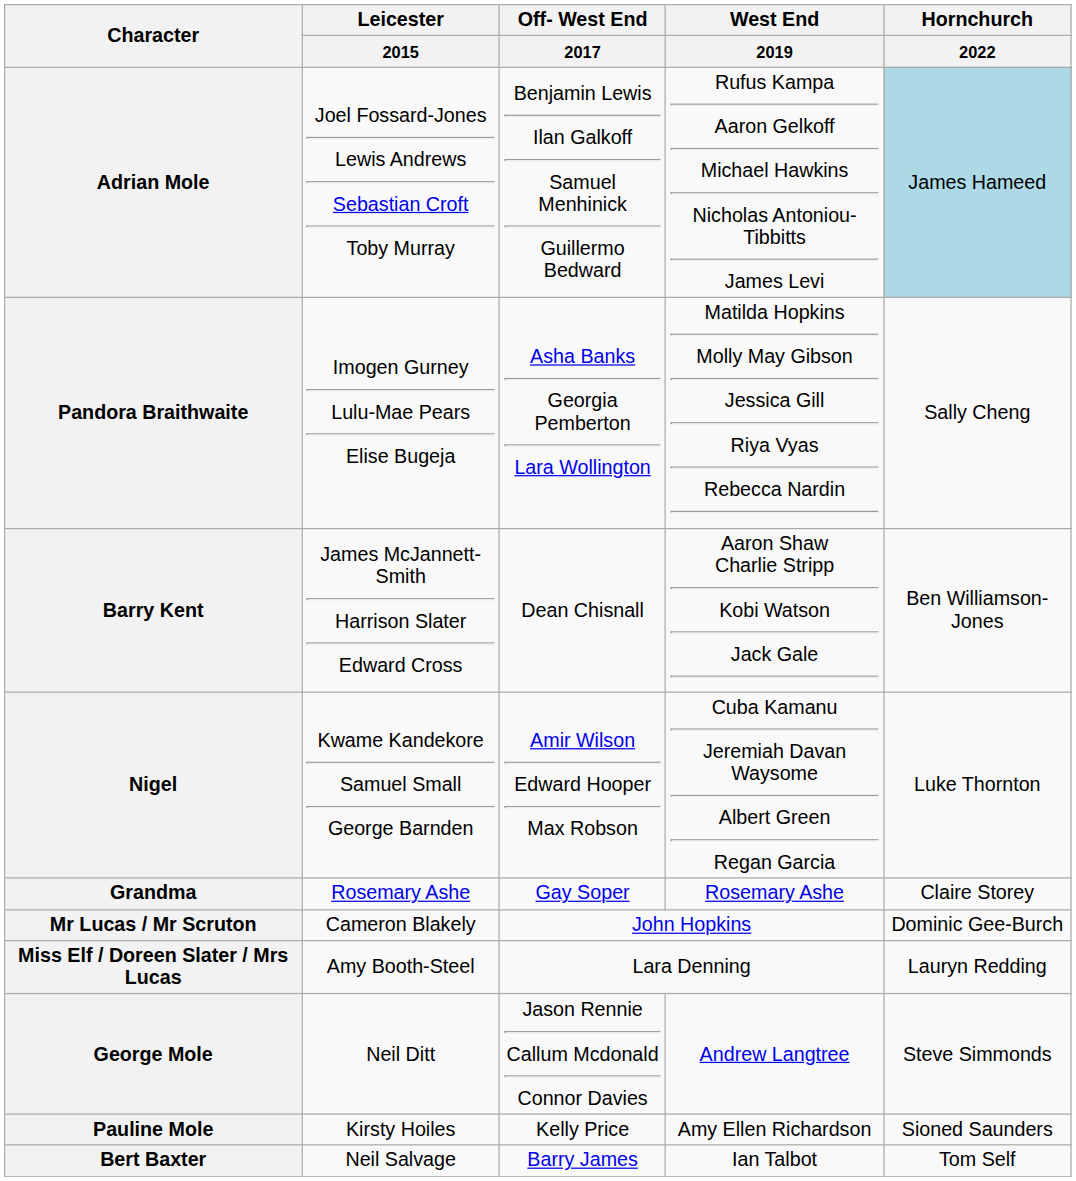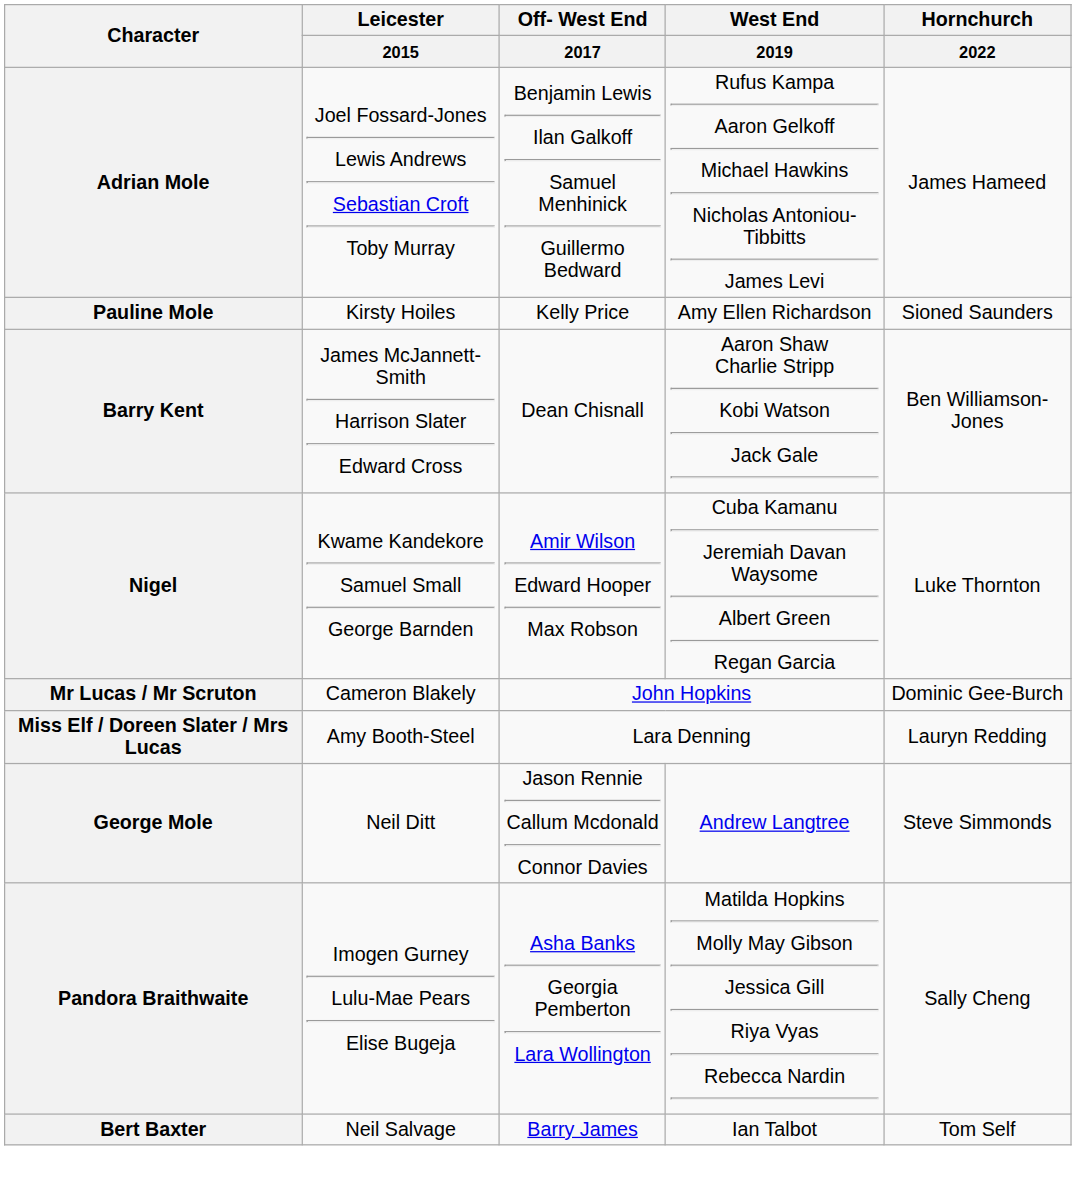(977, 182) lightblue background -> (977, 182) no background
rows swapped: (153, 412) <-> (153, 1129)
- row: (153, 893)
